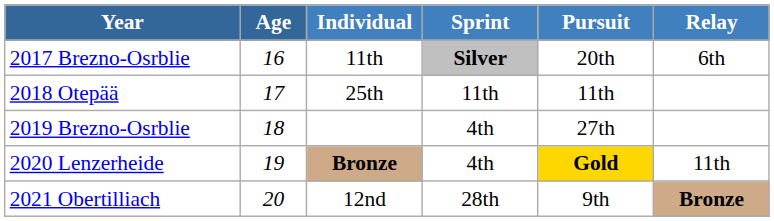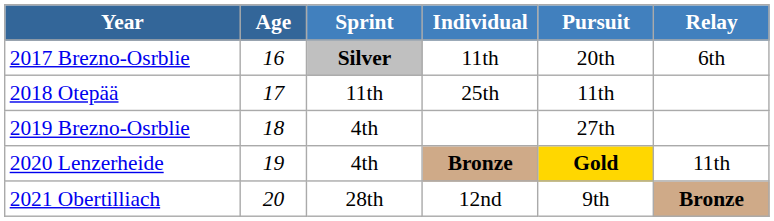columns swapped: (364, 22) <-> (480, 22)
